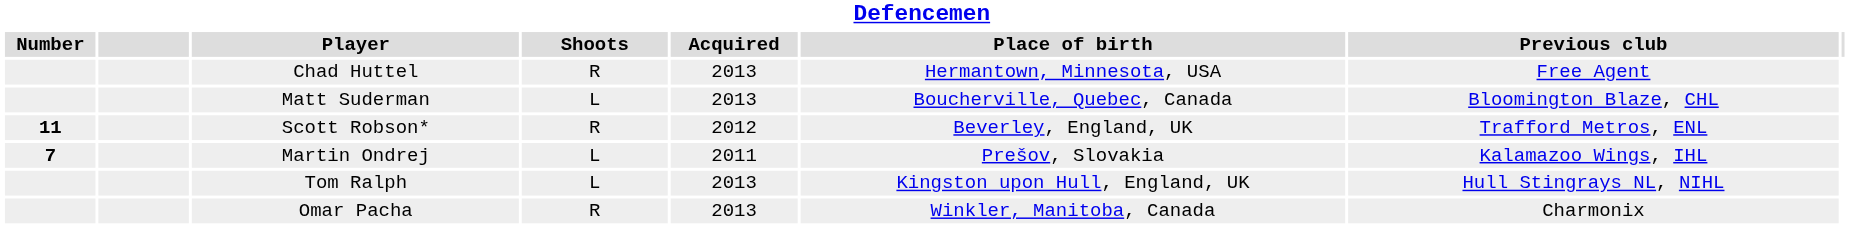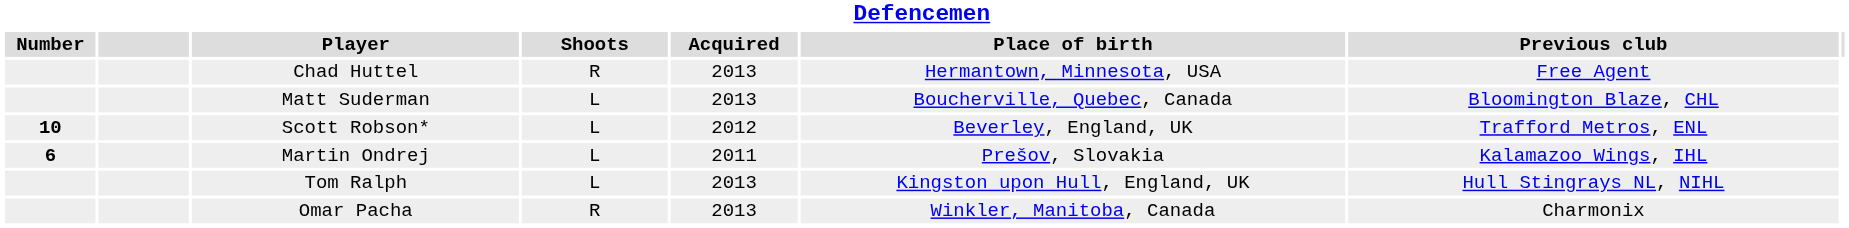(50, 128) 11 -> (50, 128) 10
(595, 128) R -> (595, 128) L
(50, 155) 7 -> (50, 155) 6
